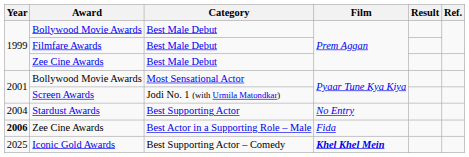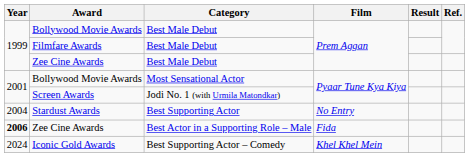(17, 144) 2025 -> (17, 144) 2024
(350, 144) bold -> (349, 144) normal
